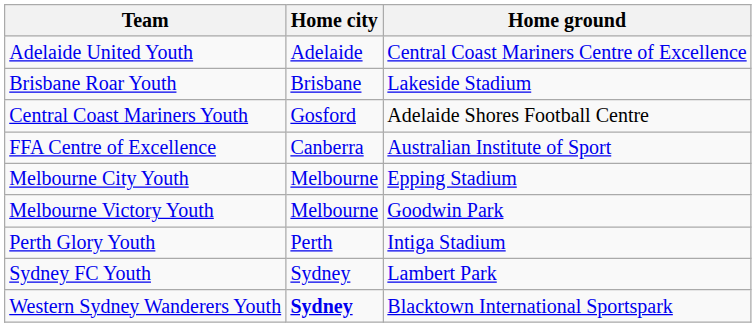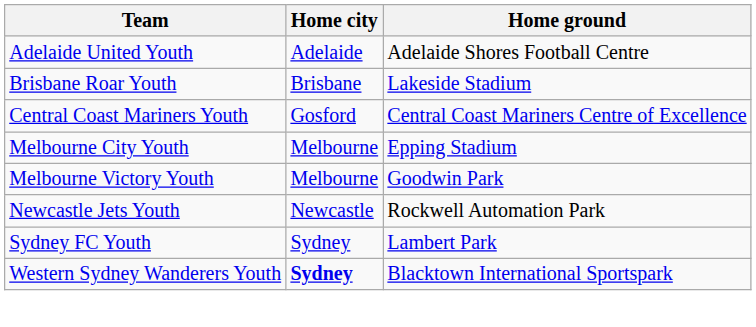(567, 52) Central Coast Mariners Centre of Excellence -> (518, 52) Adelaide Shores Football Centre
(518, 115) Adelaide Shores Football Centre -> (567, 115) Central Coast Mariners Centre of Excellence
- row: (113, 147)
+ row: (95, 210)
- row: (82, 242)
